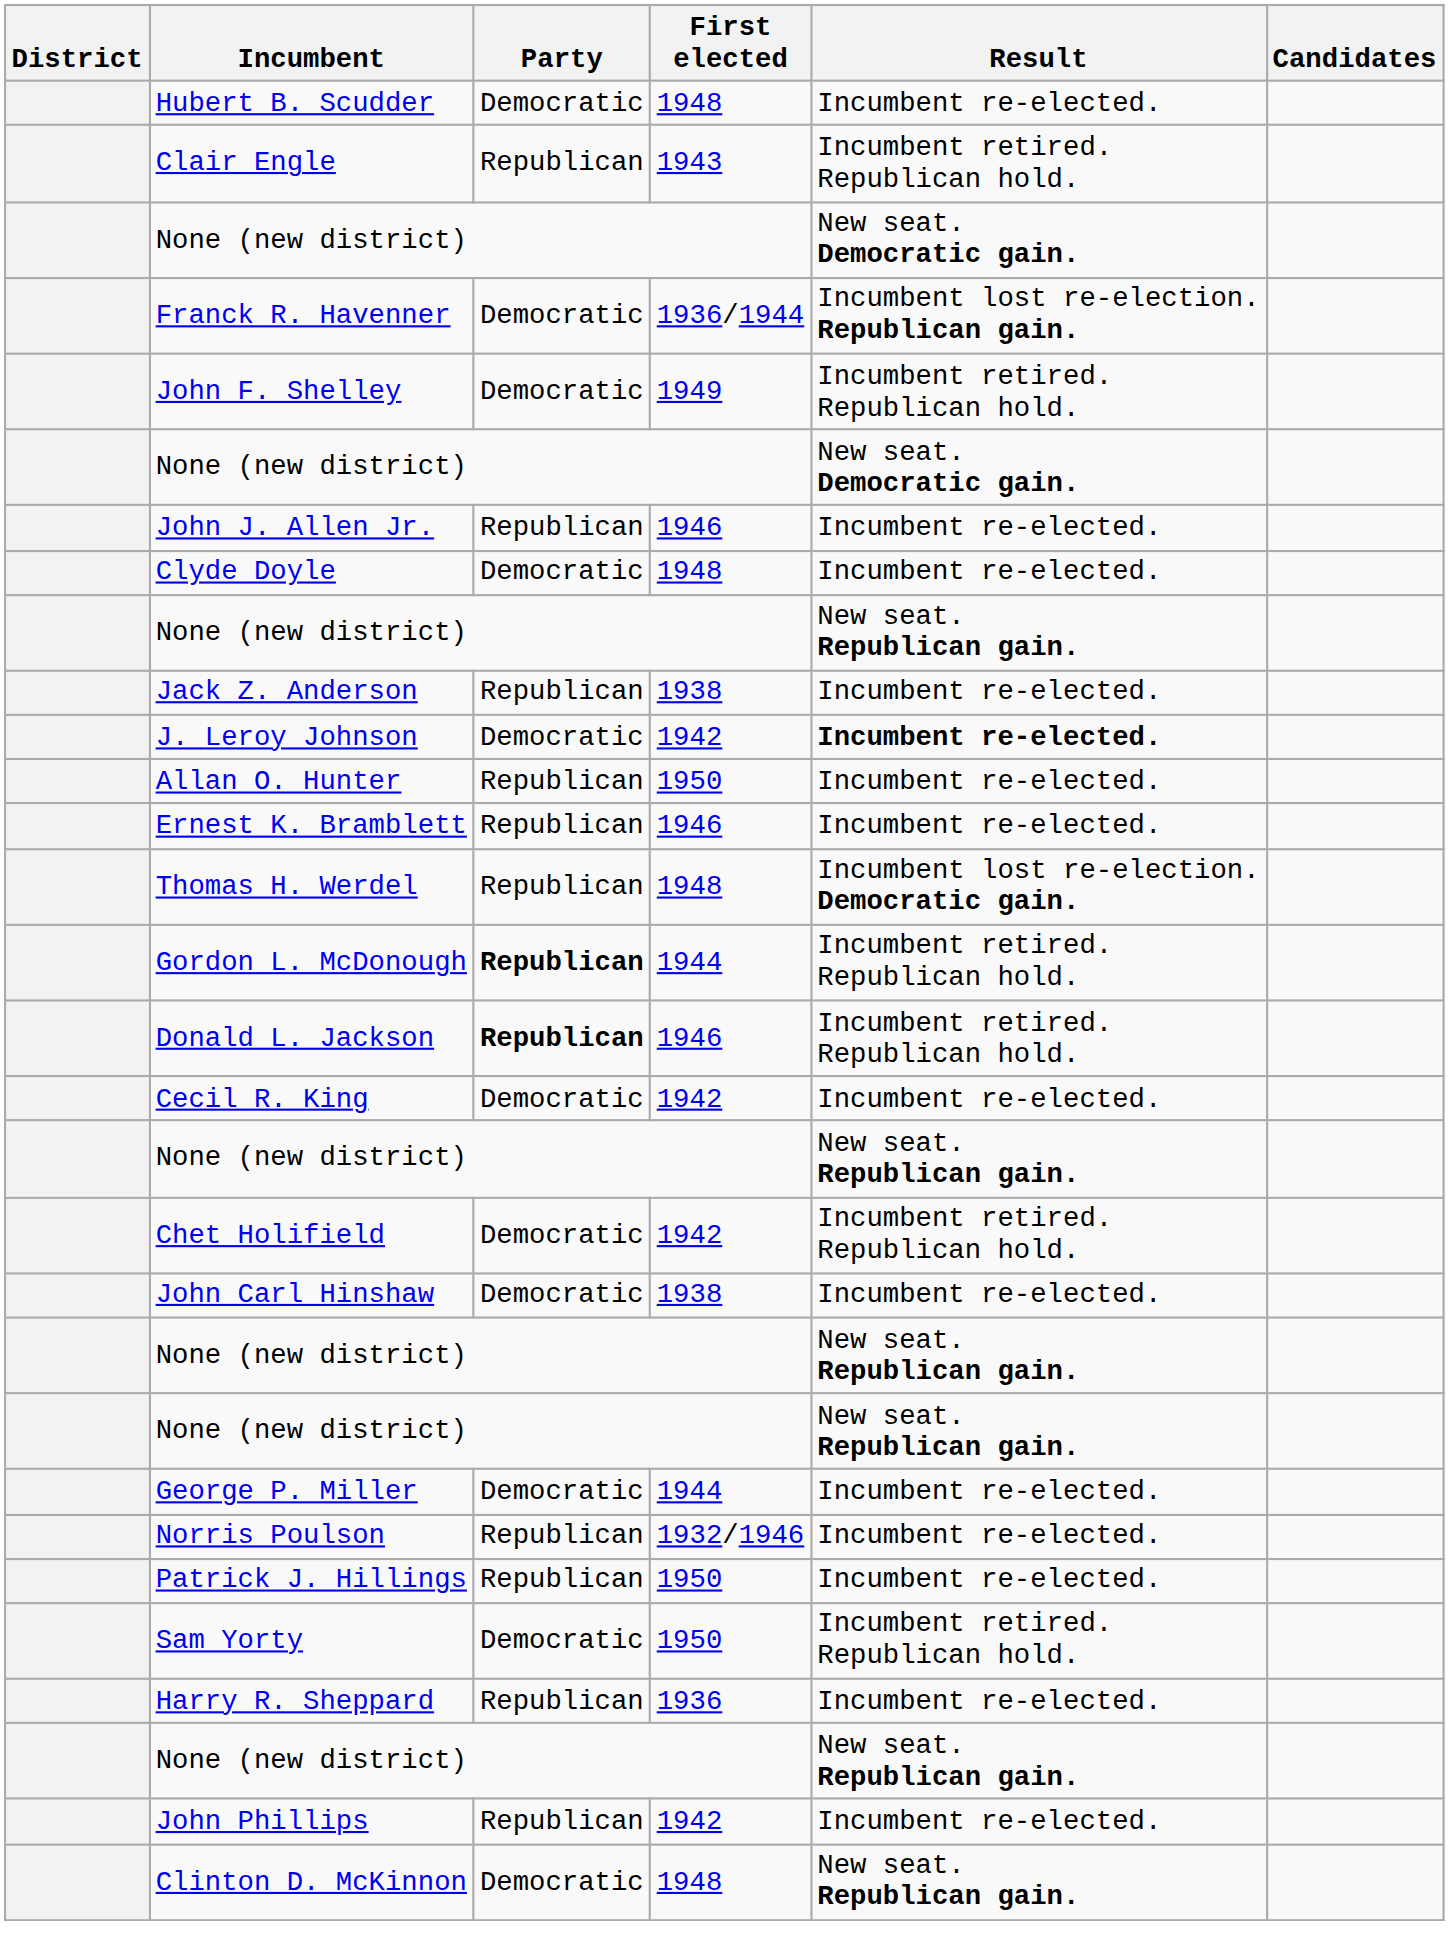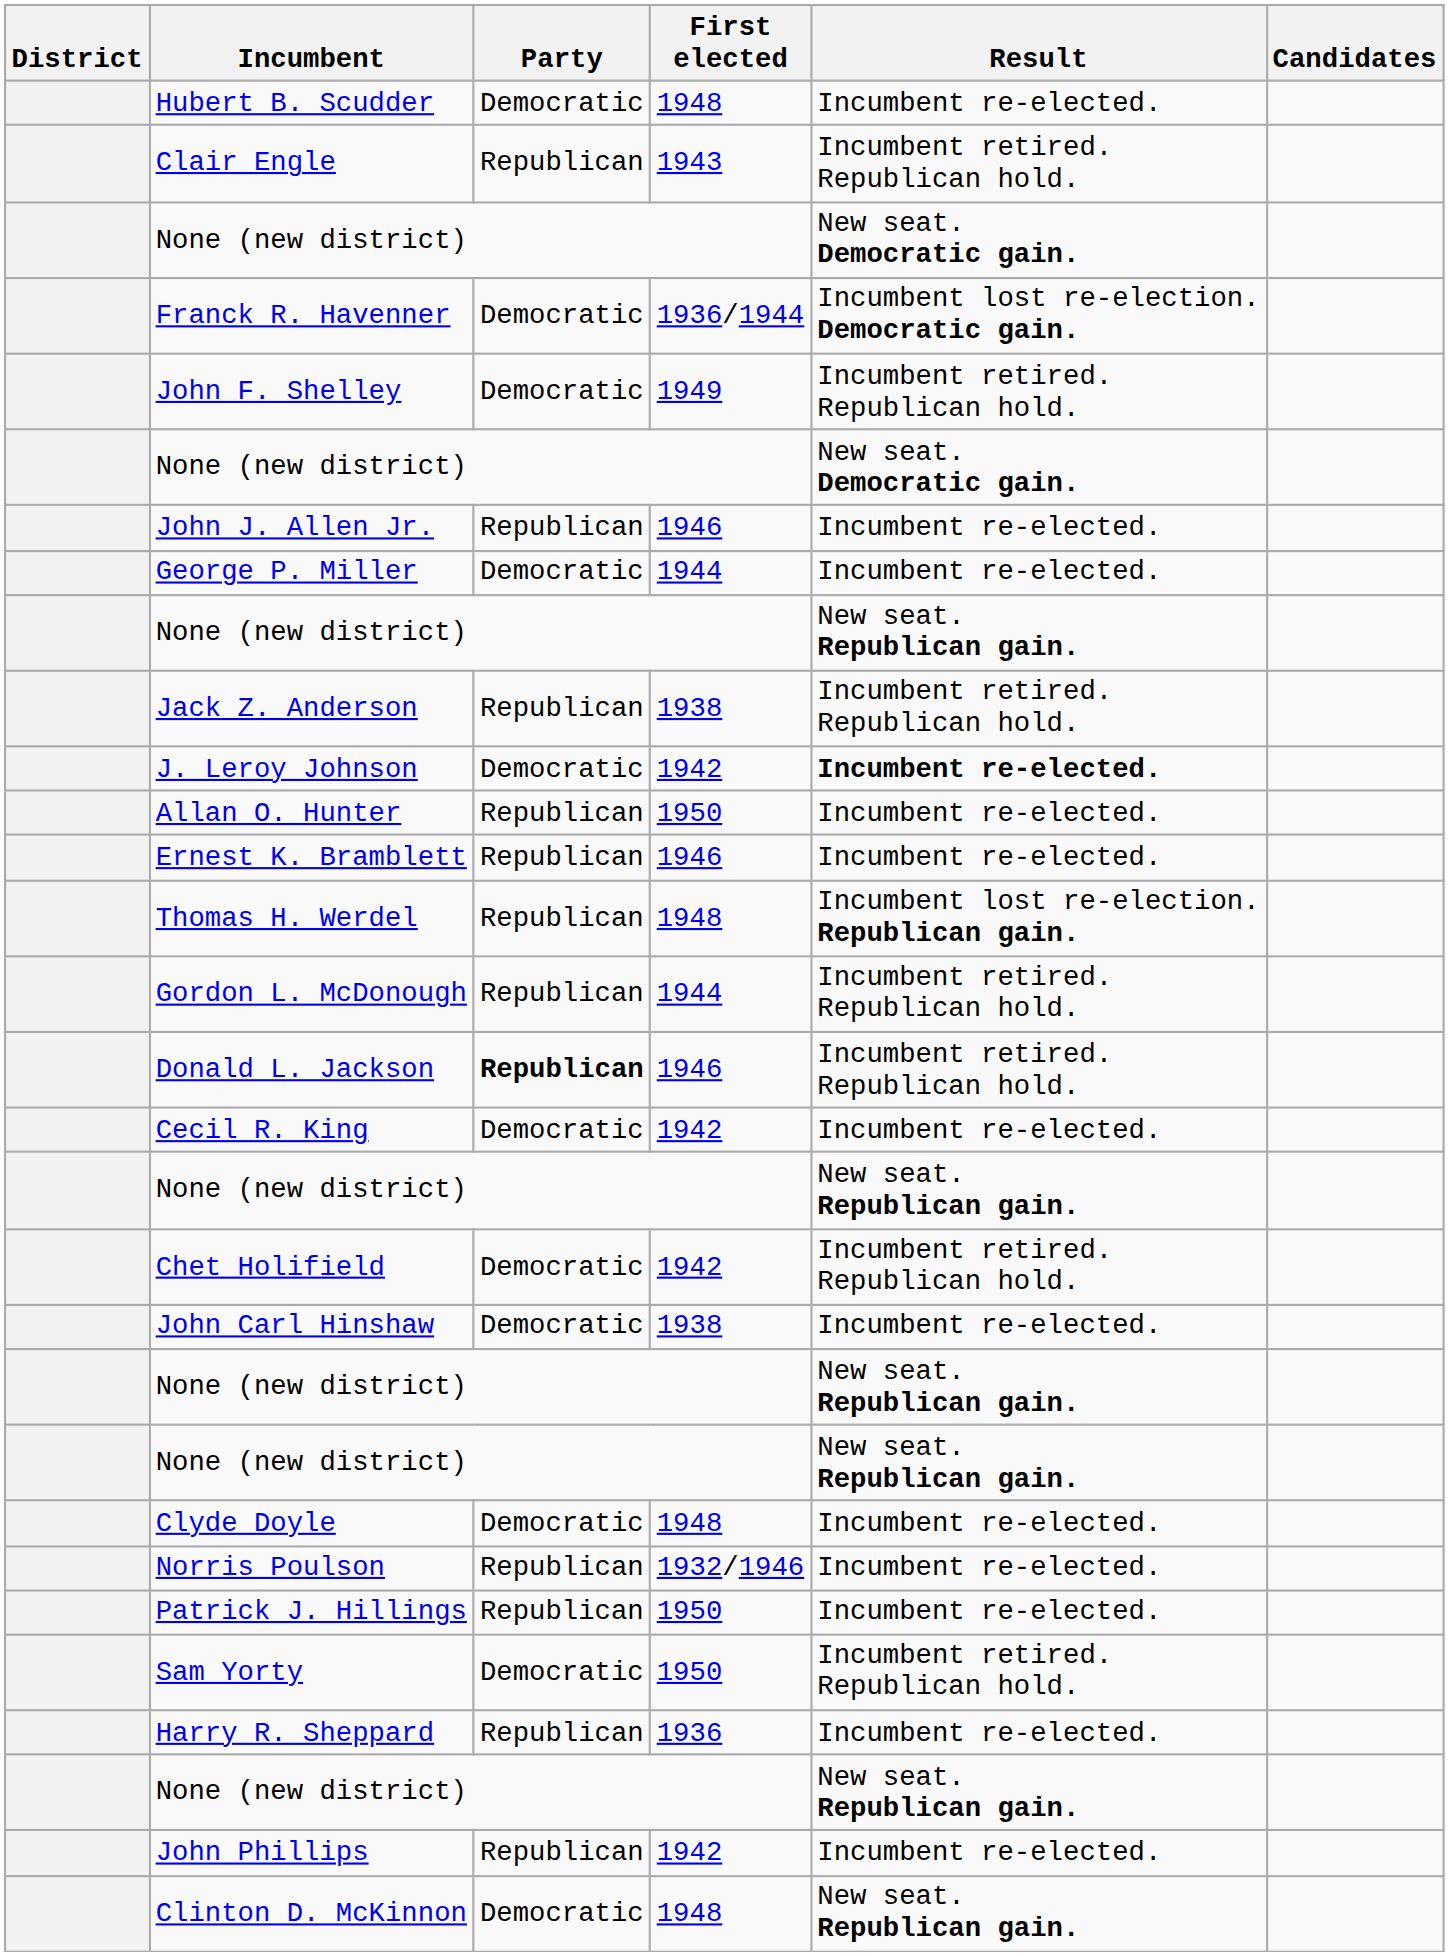(1038, 316) Incumbent lost re-election. Republican gain. -> (1038, 316) Incumbent lost re-election. Democratic gain.
rows swapped: (287, 1492) <-> (246, 572)
(989, 693) Incumbent re-elected. -> (965, 708) Incumbent retired. Republican hold.
(1038, 886) Incumbent lost re-election. Democratic gain. -> (1038, 918) Incumbent lost re-election. Republican gain.
(562, 962) bold -> (562, 994) normal
